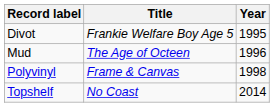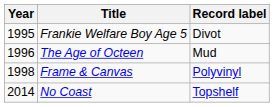columns swapped: (253, 14) <-> (44, 14)
